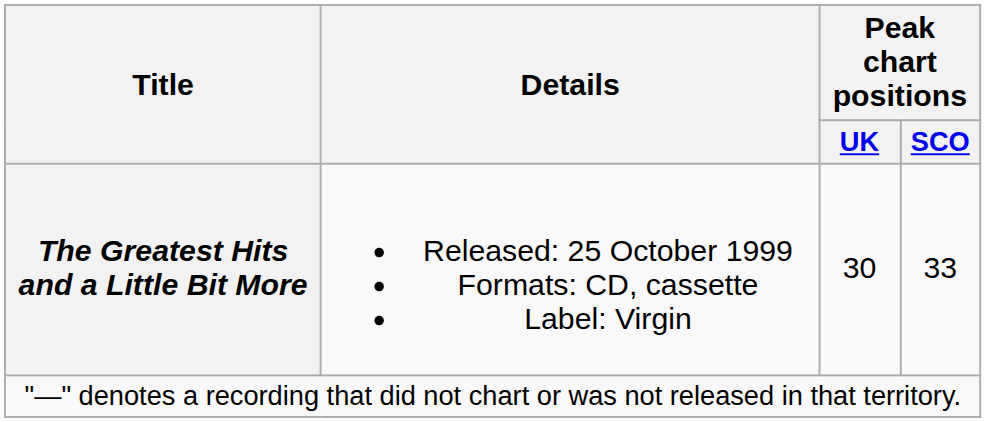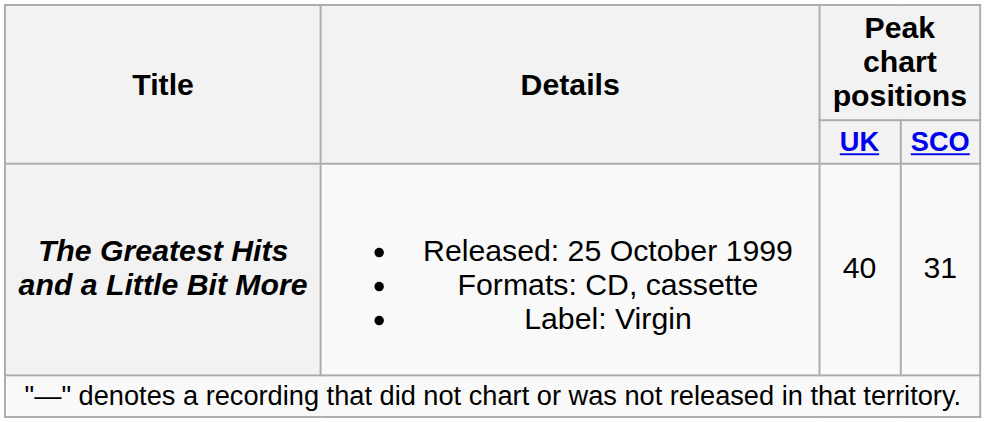(859, 268) 30 -> (859, 268) 40
(940, 268) 33 -> (940, 268) 31
